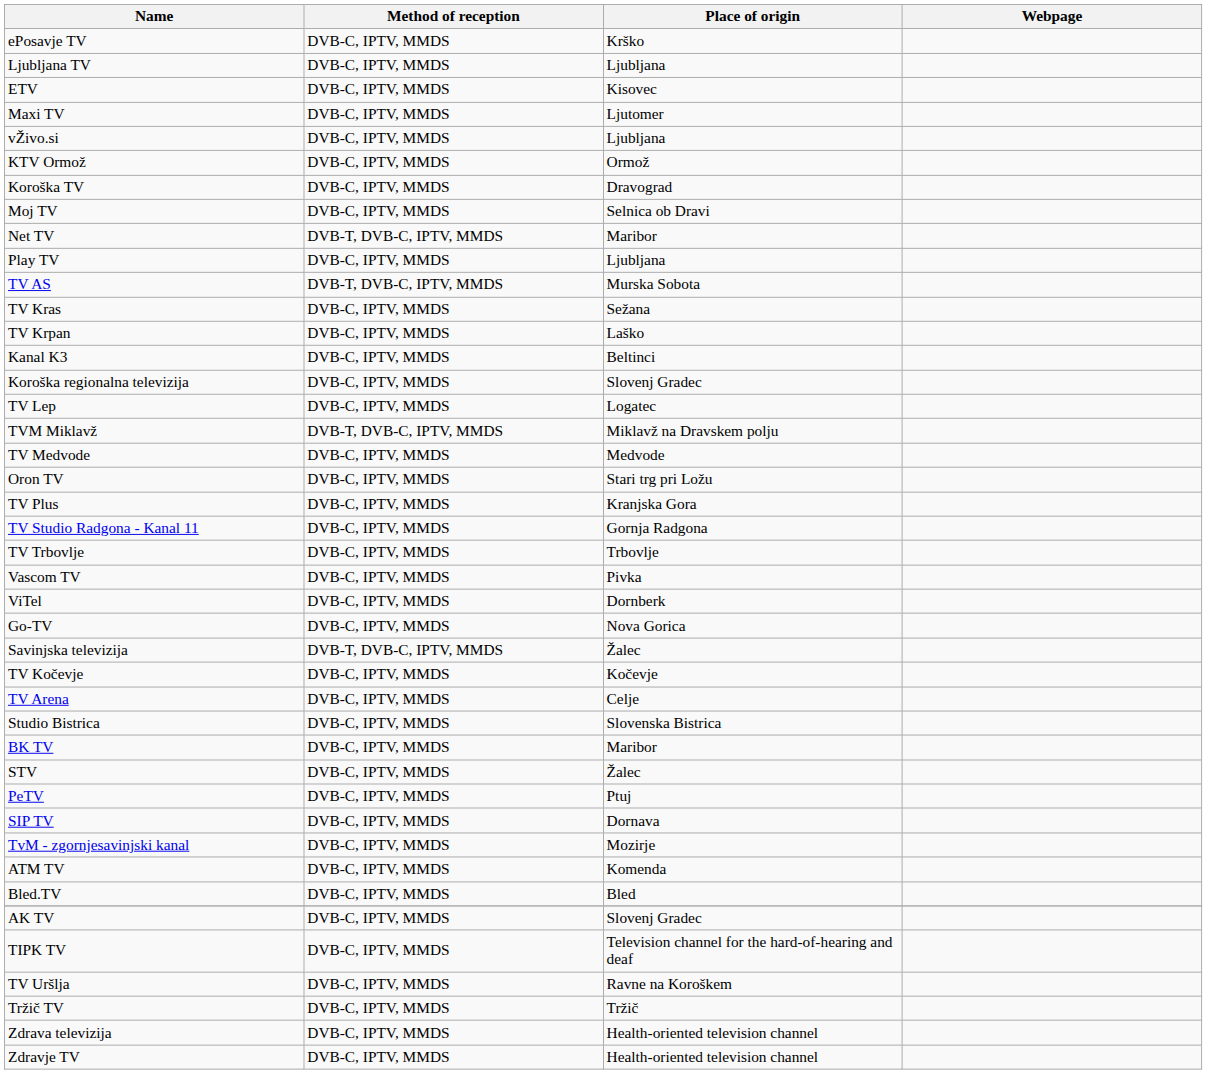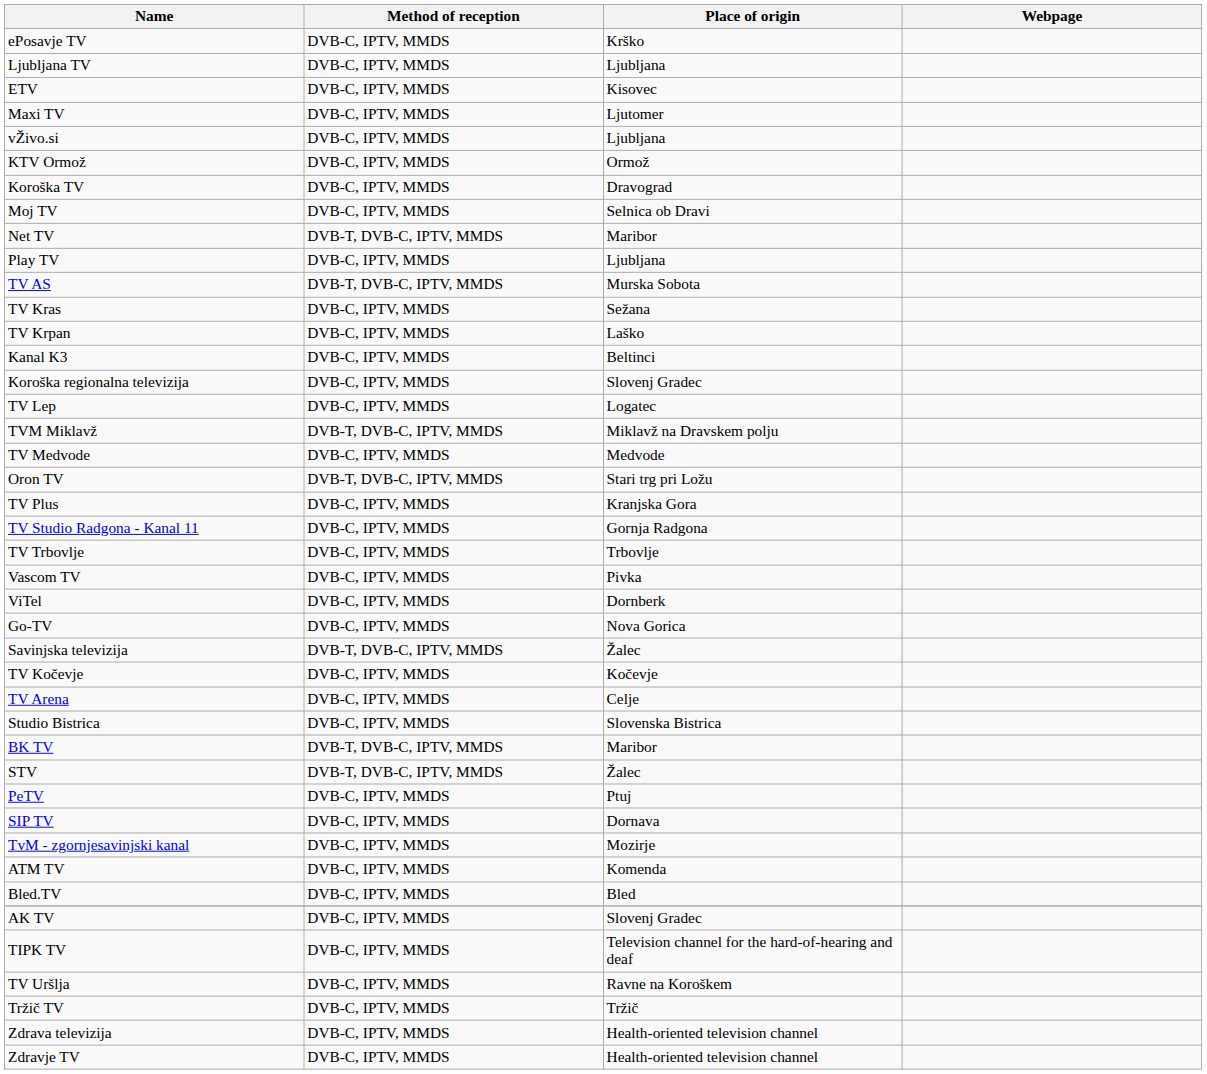(378, 479) DVB-C, IPTV, MMDS -> (405, 479) DVB-T, DVB-C, IPTV, MMDS
(378, 747) DVB-C, IPTV, MMDS -> (405, 747) DVB-T, DVB-C, IPTV, MMDS
(378, 771) DVB-C, IPTV, MMDS -> (405, 771) DVB-T, DVB-C, IPTV, MMDS
